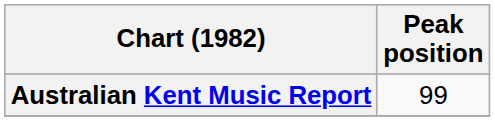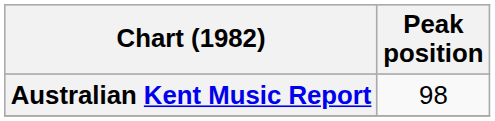(433, 94) 99 -> (433, 94) 98
